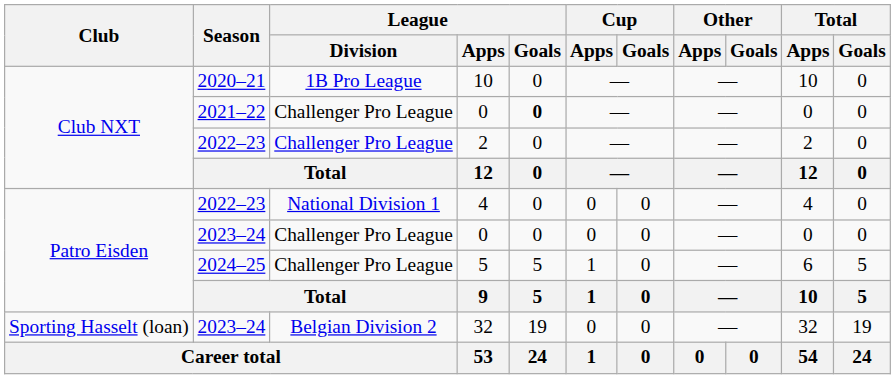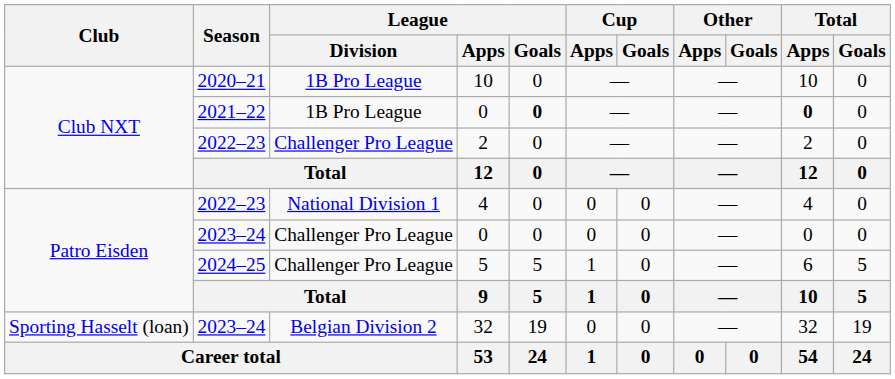(364, 111) Challenger Pro League -> (363, 111) 1B Pro League
(808, 111) normal -> (808, 111) bold
